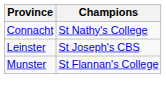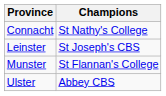+ row: (21, 82)
